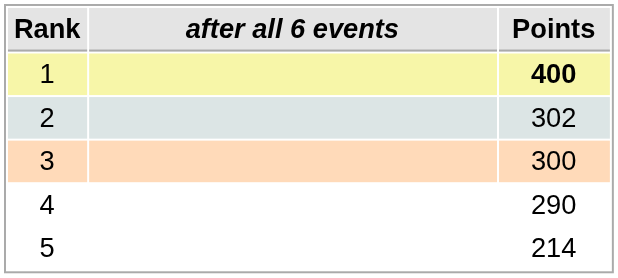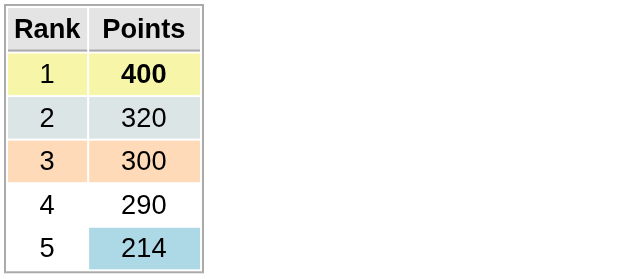- column: (292, 29)
(554, 118) 302 -> (144, 118) 320
(554, 249) no background -> (144, 249) lightblue background
